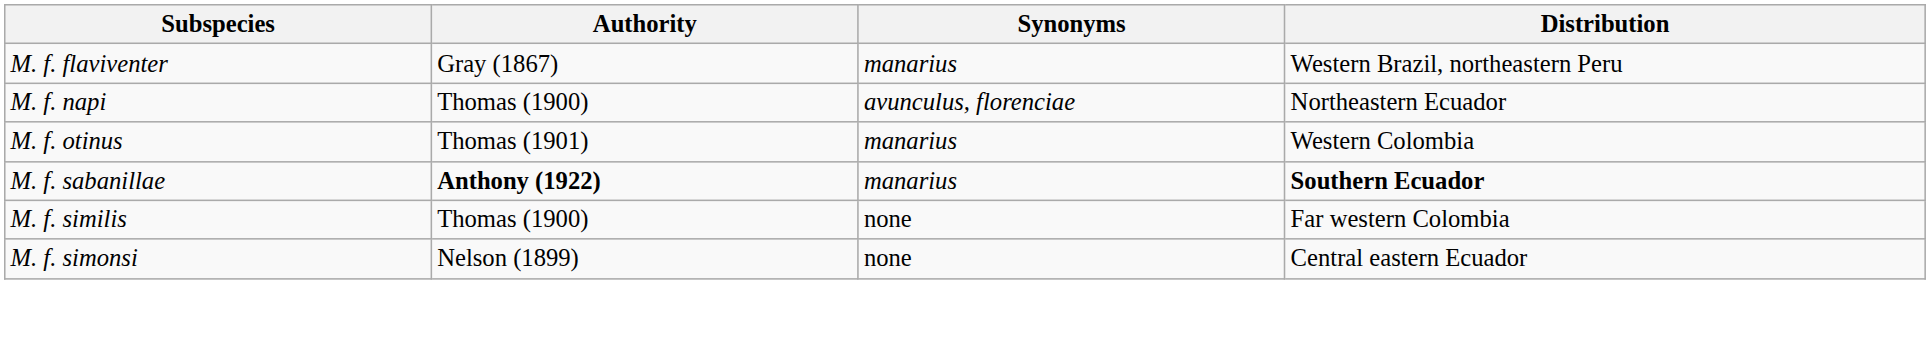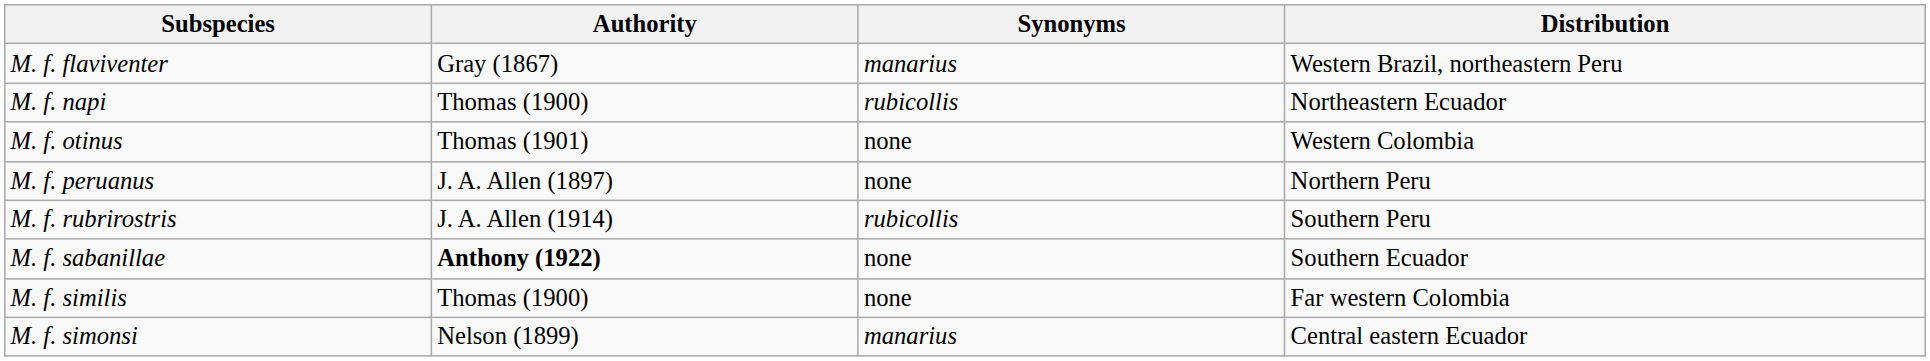(970, 102) avunculus, florenciae -> (911, 102) rubicollis
(910, 141) manarius -> (888, 141) none
+ row: (82, 180)
+ row: (94, 219)
(910, 180) manarius -> (888, 258) none
(1387, 180) bold -> (1379, 258) normal
(888, 258) none -> (910, 336) manarius
